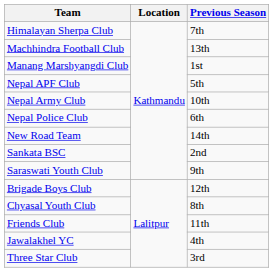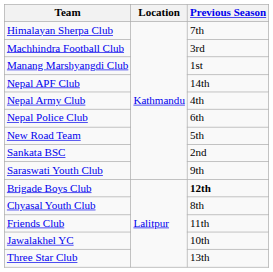(200, 48) 13th -> (197, 48) 3rd
(197, 83) 5th -> (200, 83) 14th
(200, 100) 10th -> (197, 100) 4th
(200, 135) 14th -> (197, 135) 5th
(200, 188) normal -> (200, 188) bold
(197, 240) 4th -> (200, 240) 10th
(197, 258) 3rd -> (200, 258) 13th
